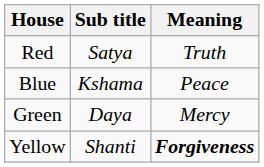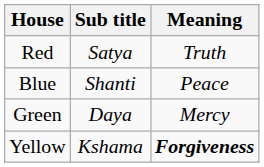(110, 83) Kshama -> (110, 83) Shanti
(110, 146) Shanti -> (110, 146) Kshama
